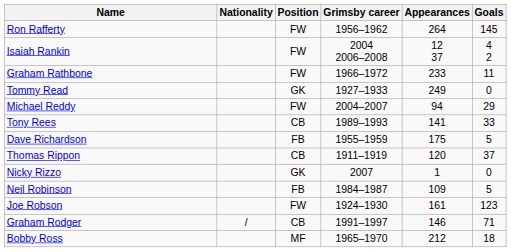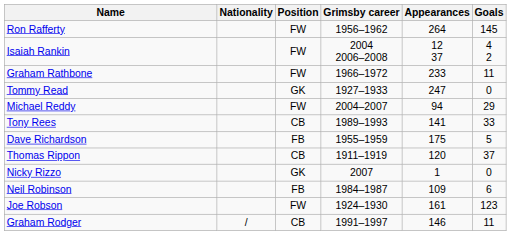(437, 90) 249 -> (437, 90) 247
(489, 189) 5 -> (489, 189) 6
(489, 222) 71 -> (489, 222) 11
- row: (35, 238)
